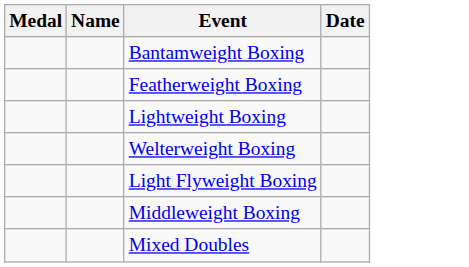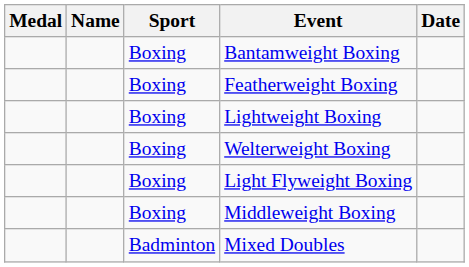+ column: (172, 20)
